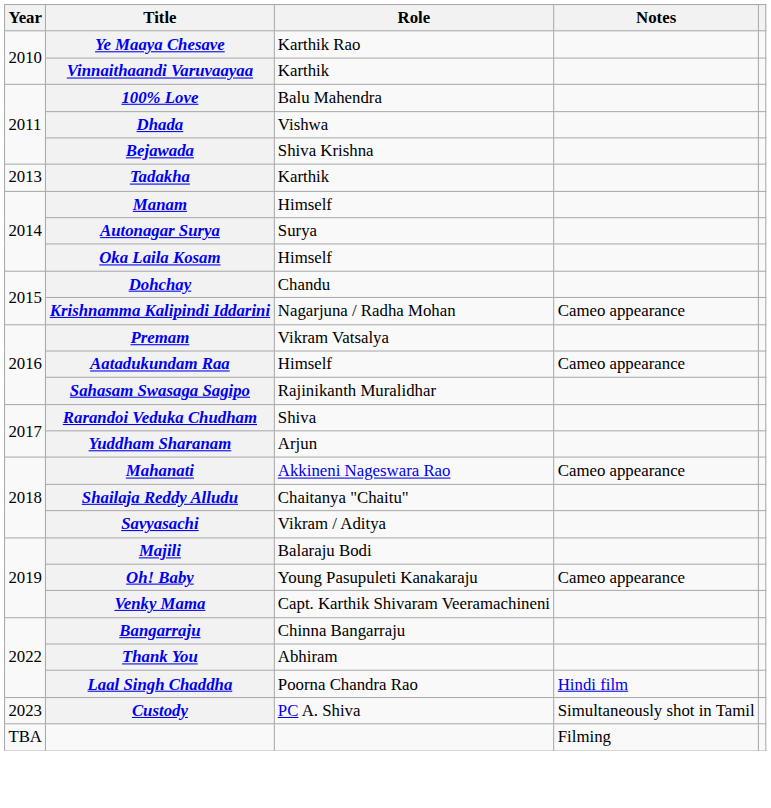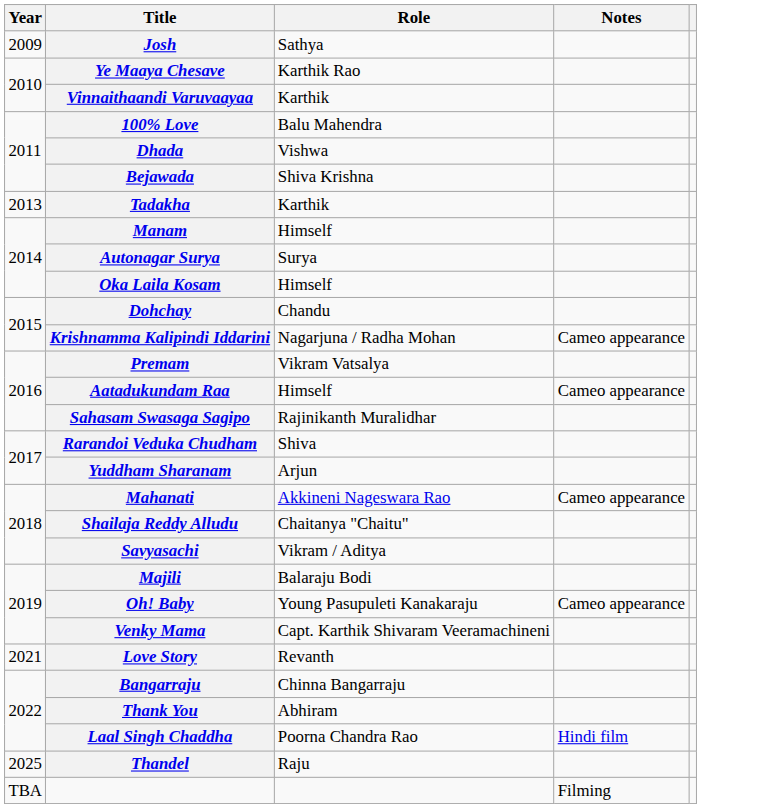+ row: (160, 44)
+ row: (160, 657)
- row: (160, 710)
+ row: (160, 763)
